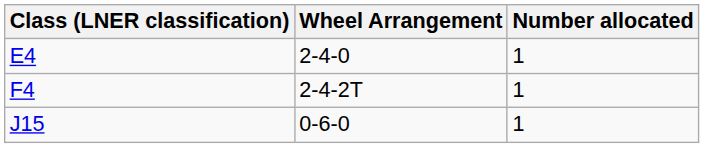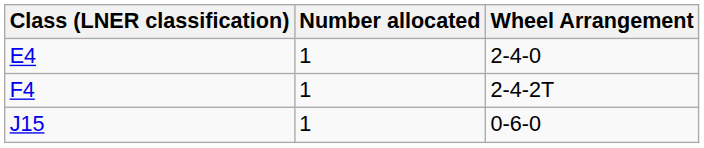columns swapped: (401, 21) <-> (603, 21)
